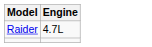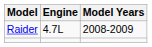+ column: (114, 12)
